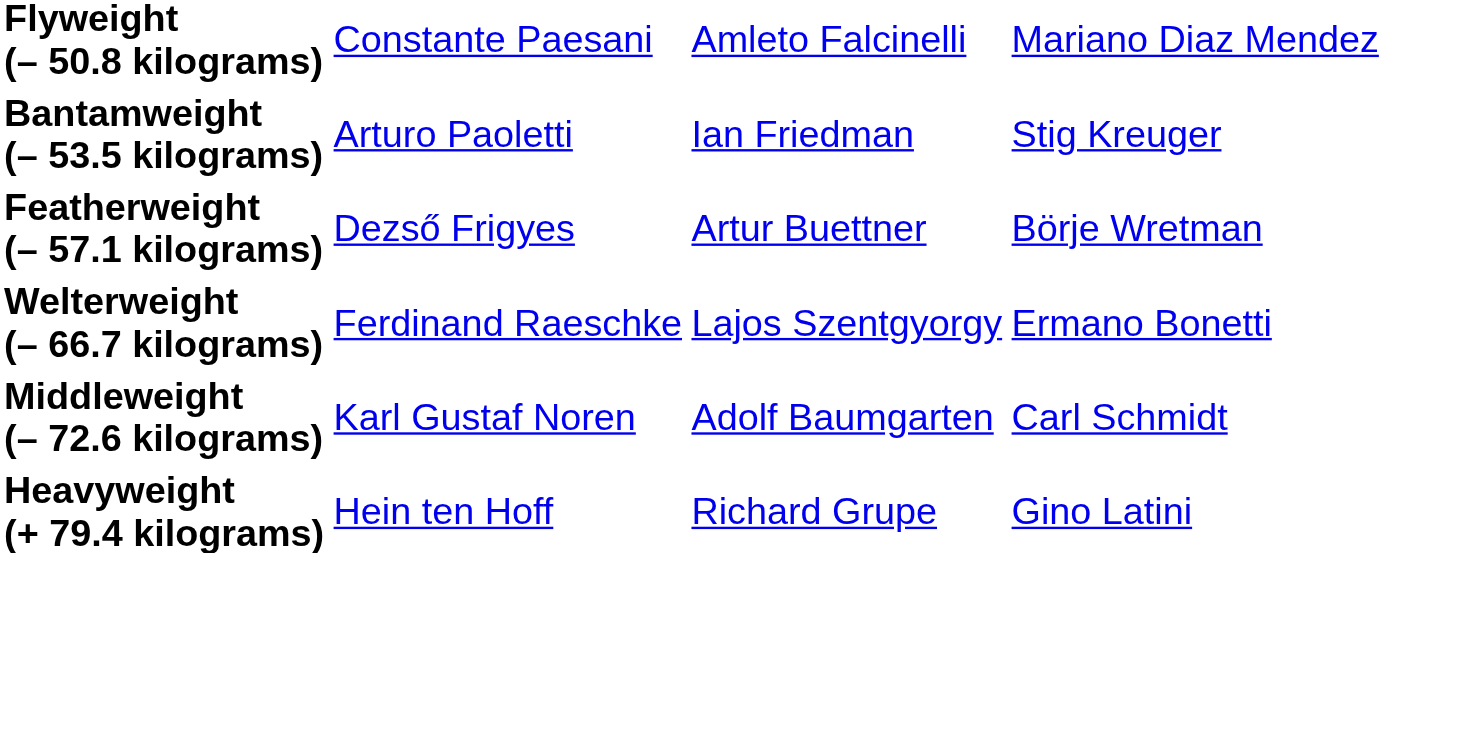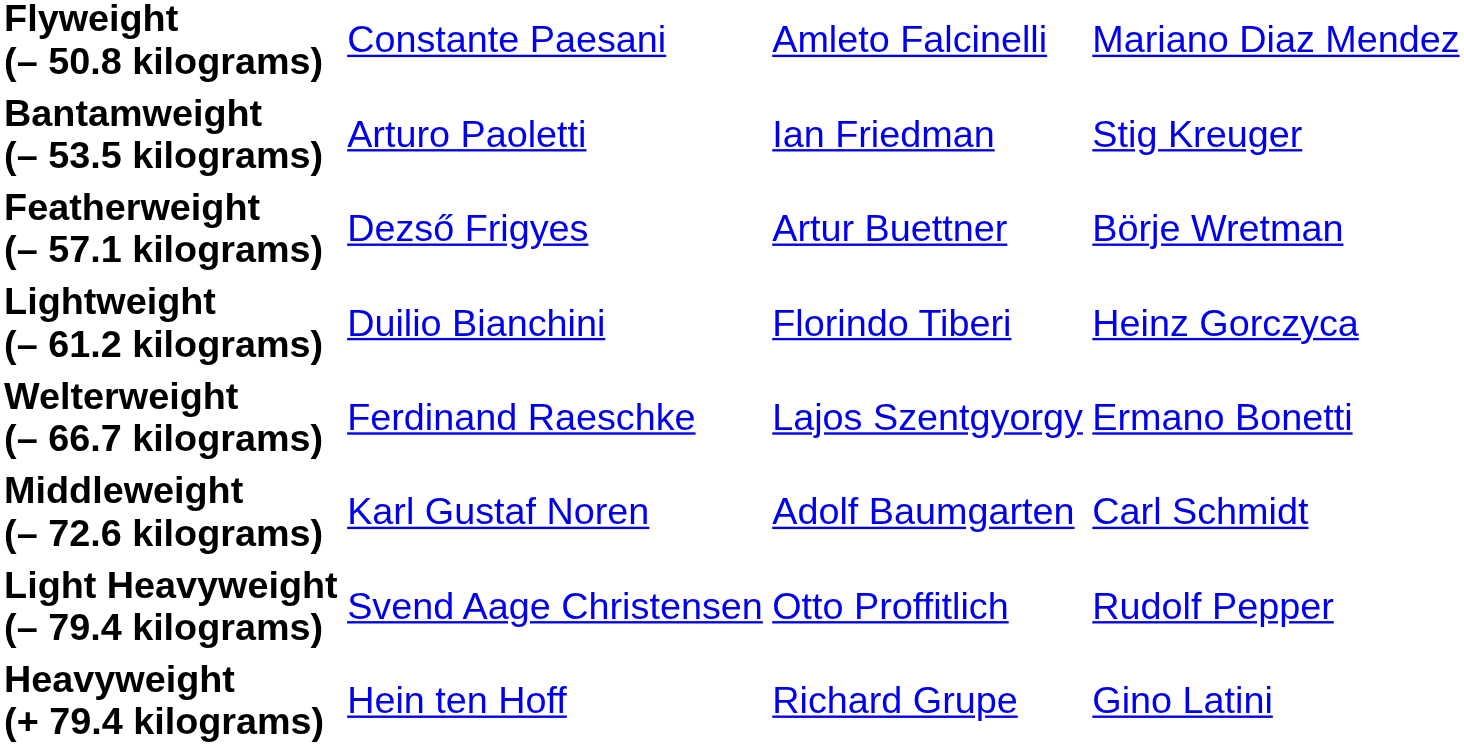+ row: (164, 323)
+ row: (171, 606)
